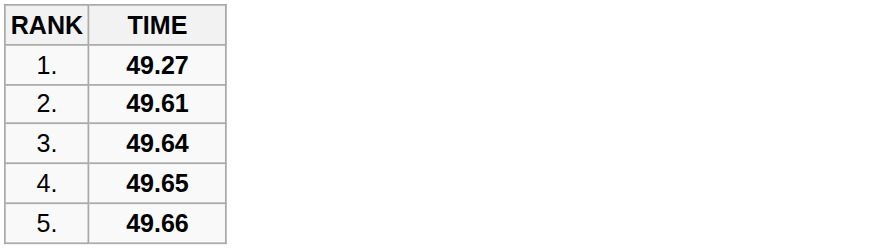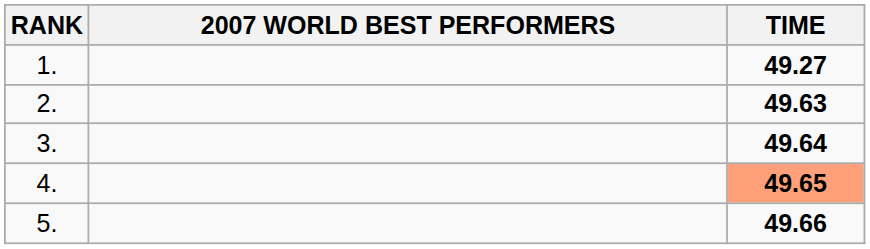+ column: (408, 25)
(157, 104) 49.61 -> (796, 104) 49.63
(157, 183) no background -> (796, 183) lightsalmon background
